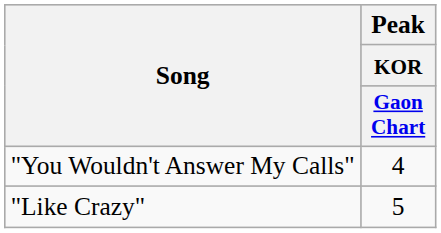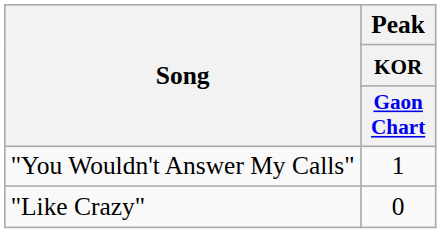(398, 166) 4 -> (398, 166) 1
(398, 206) 5 -> (398, 206) 0
